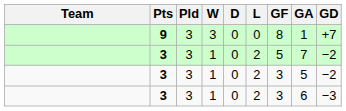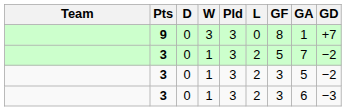columns swapped: (189, 14) <-> (235, 14)
